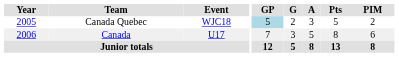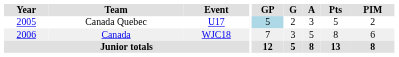(216, 22) WJC18 -> (216, 22) U17
(216, 34) U17 -> (216, 34) WJC18
